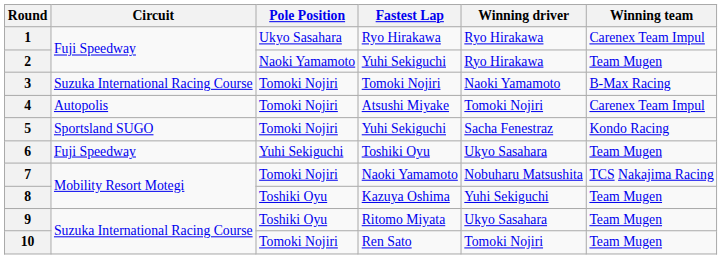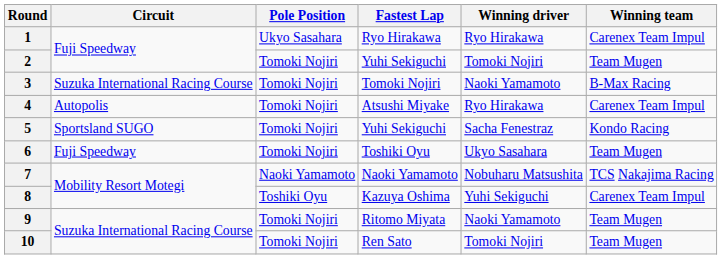(307, 60) Naoki Yamamoto -> (298, 60) Tomoki Nojiri
(504, 60) Ryo Hirakawa -> (504, 60) Tomoki Nojiri
(504, 106) Tomoki Nojiri -> (504, 106) Ryo Hirakawa
(301, 151) Yuhi Sekiguchi -> (298, 151) Tomoki Nojiri
(298, 174) Tomoki Nojiri -> (307, 174) Naoki Yamamoto
(626, 196) Team Mugen -> (647, 196) Carenex Team Impul
(293, 219) Toshiki Oyu -> (298, 219) Tomoki Nojiri
(506, 219) Ukyo Sasahara -> (512, 219) Naoki Yamamoto
